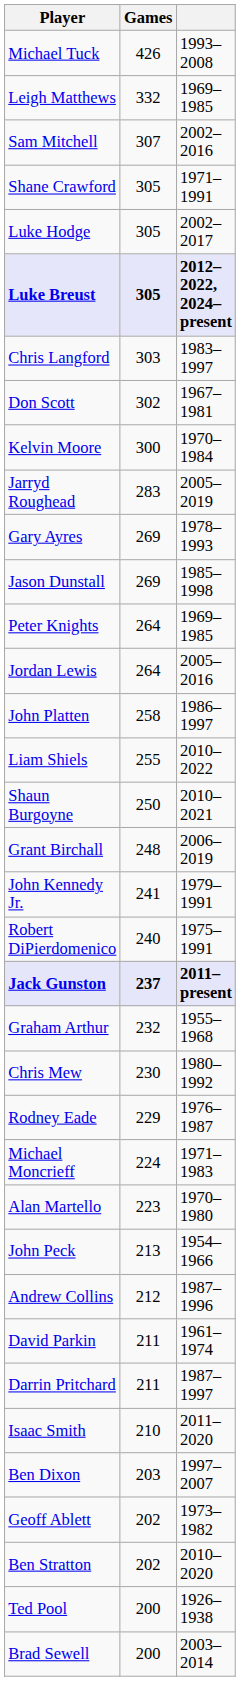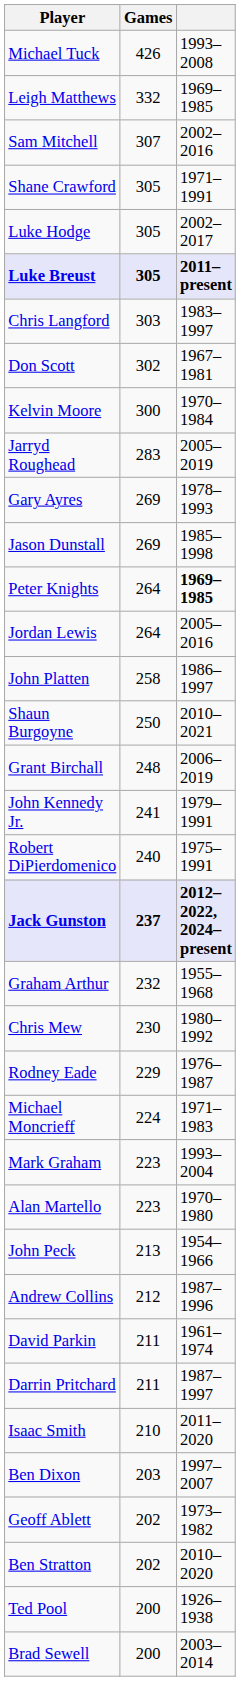(206, 294) 2012–2022, 2024–present -> (206, 276) 2011–present
(201, 626) normal -> (201, 589) bold
- row: (48, 760)
(206, 983) 2011–present -> (206, 920) 2012–2022, 2024–present
+ row: (55, 1162)
